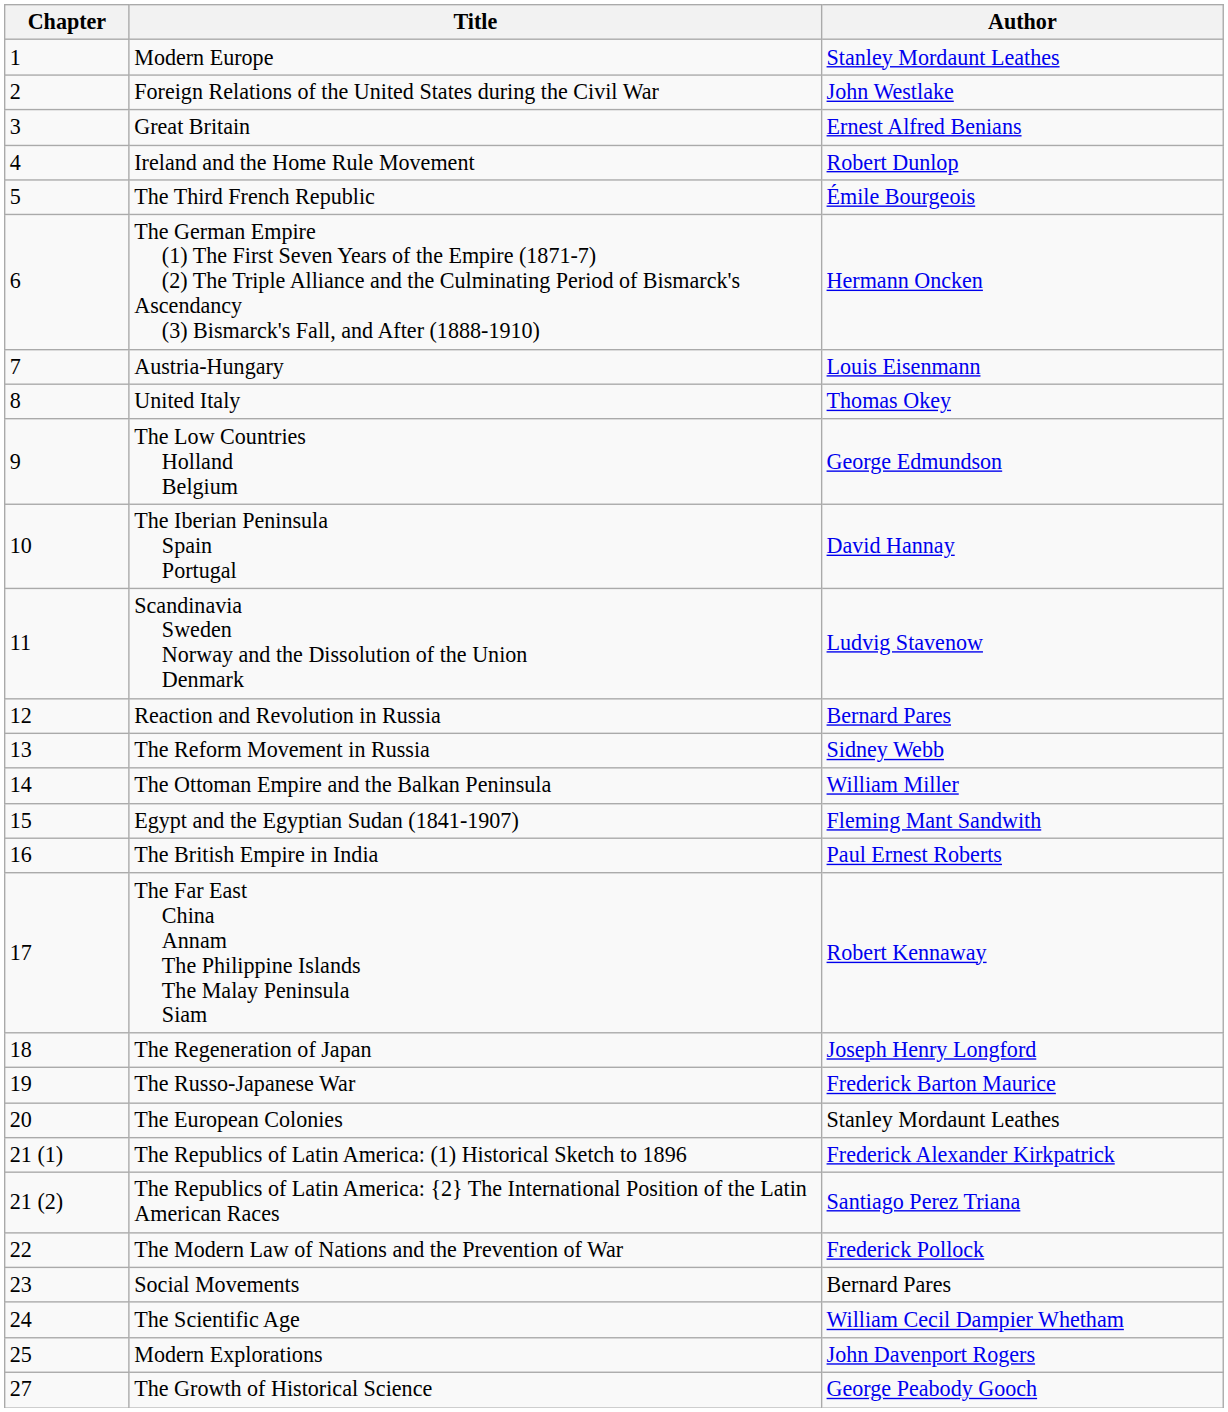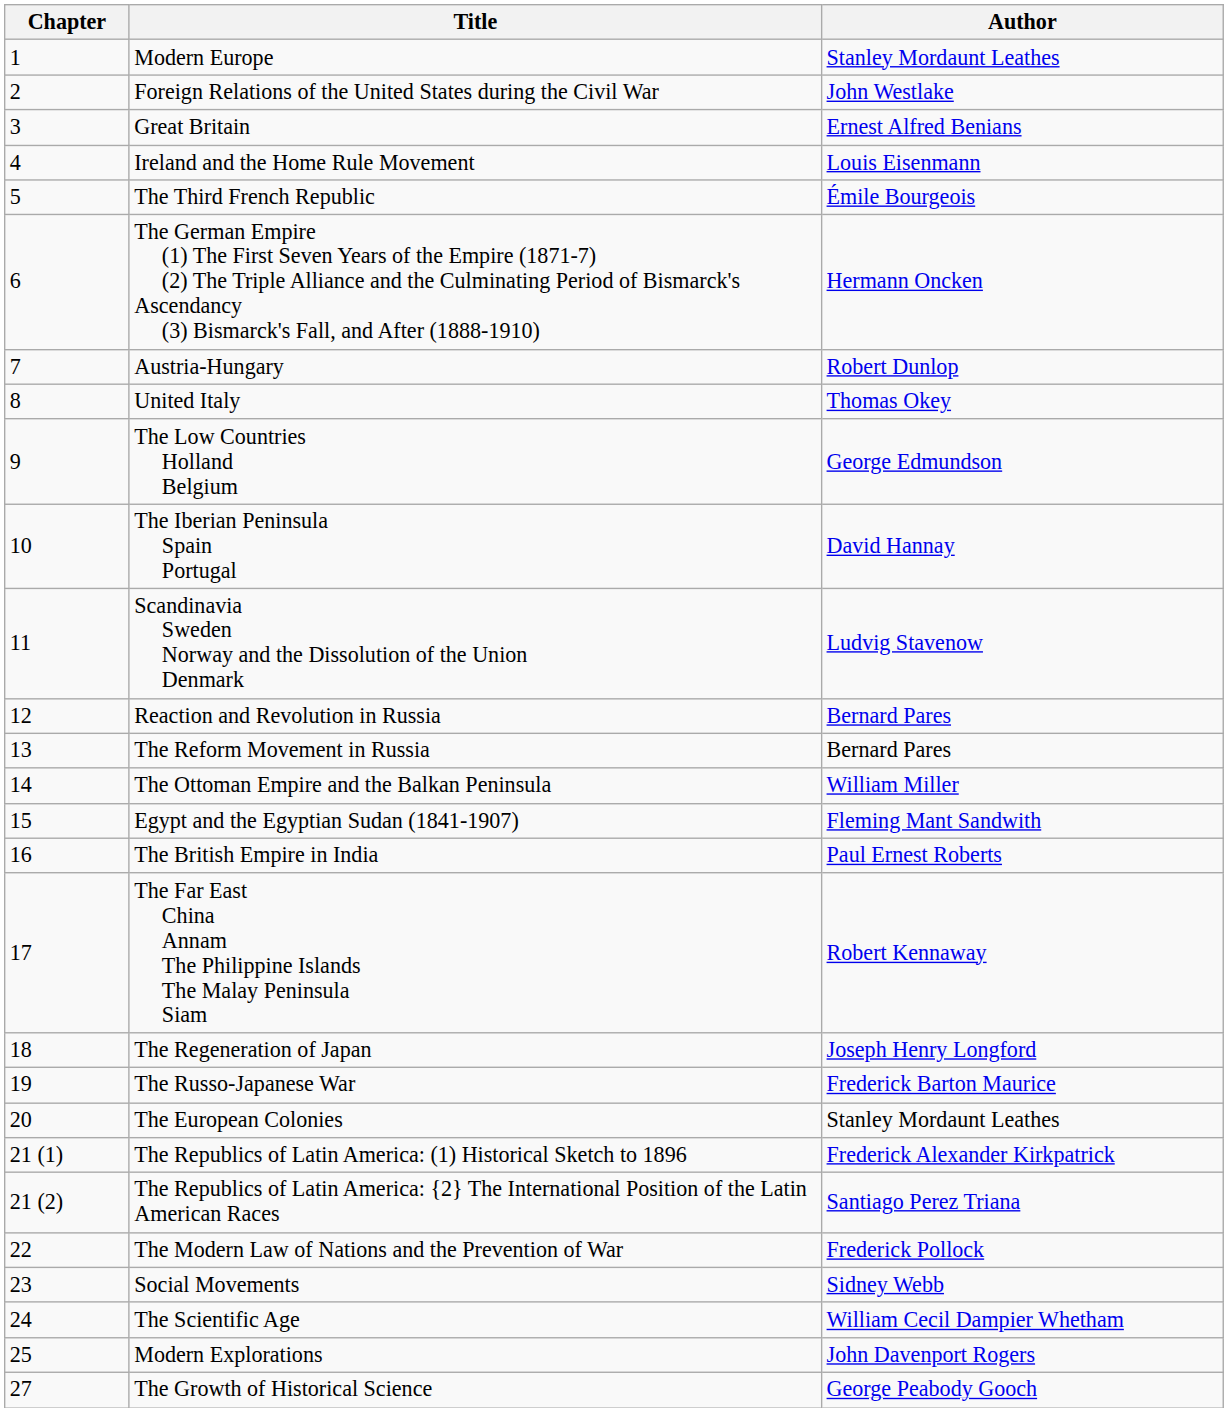(892, 162) Robert Dunlop -> (904, 162) Louis Eisenmann
(904, 366) Louis Eisenmann -> (892, 366) Robert Dunlop
(885, 750) Sidney Webb -> (889, 750) Bernard Pares
(889, 1284) Bernard Pares -> (885, 1284) Sidney Webb
